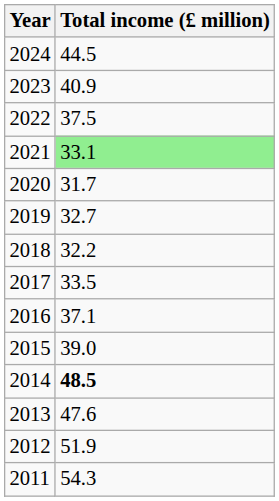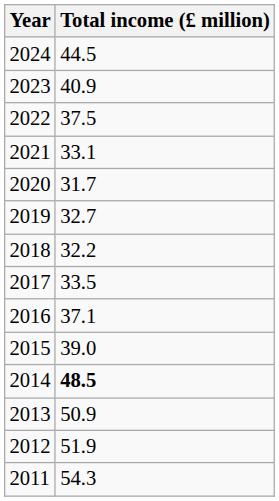(78, 151) lightgreen background -> (78, 151) no background
(78, 413) 47.6 -> (78, 413) 50.9
